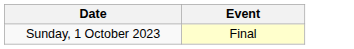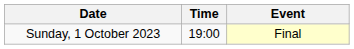+ column: (204, 14)
